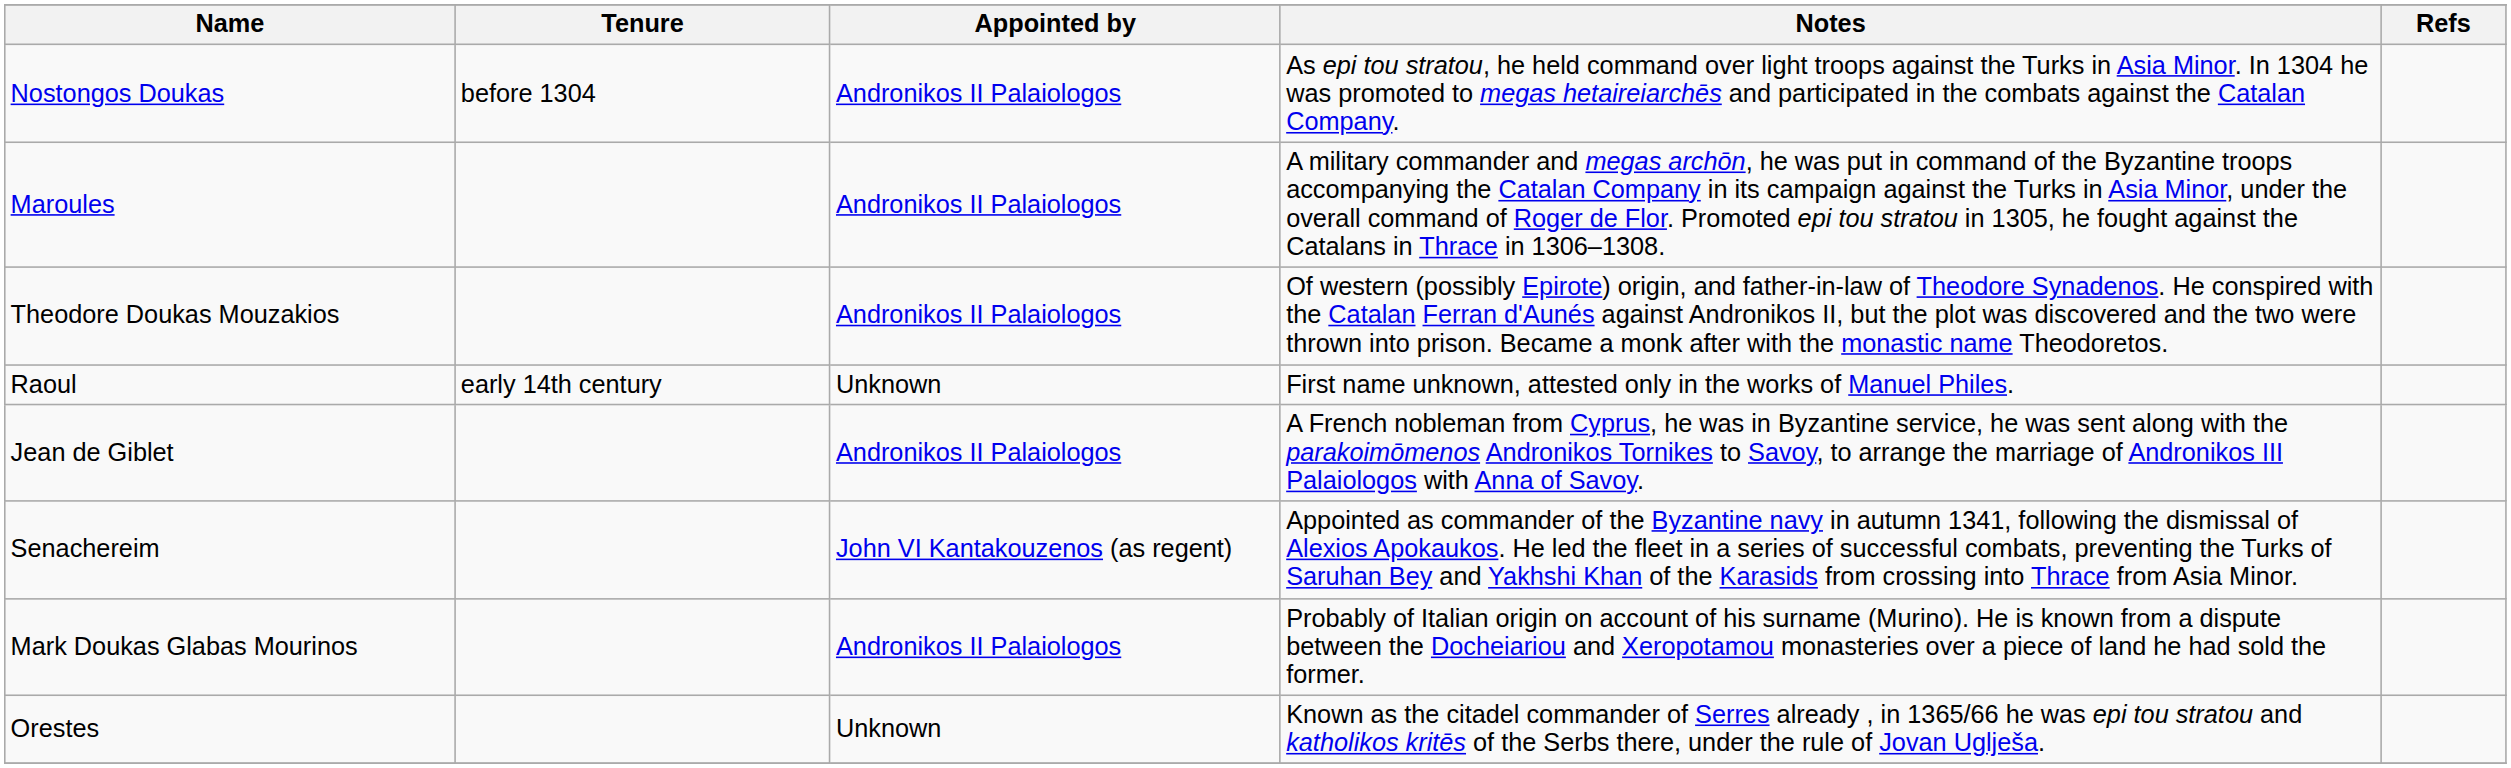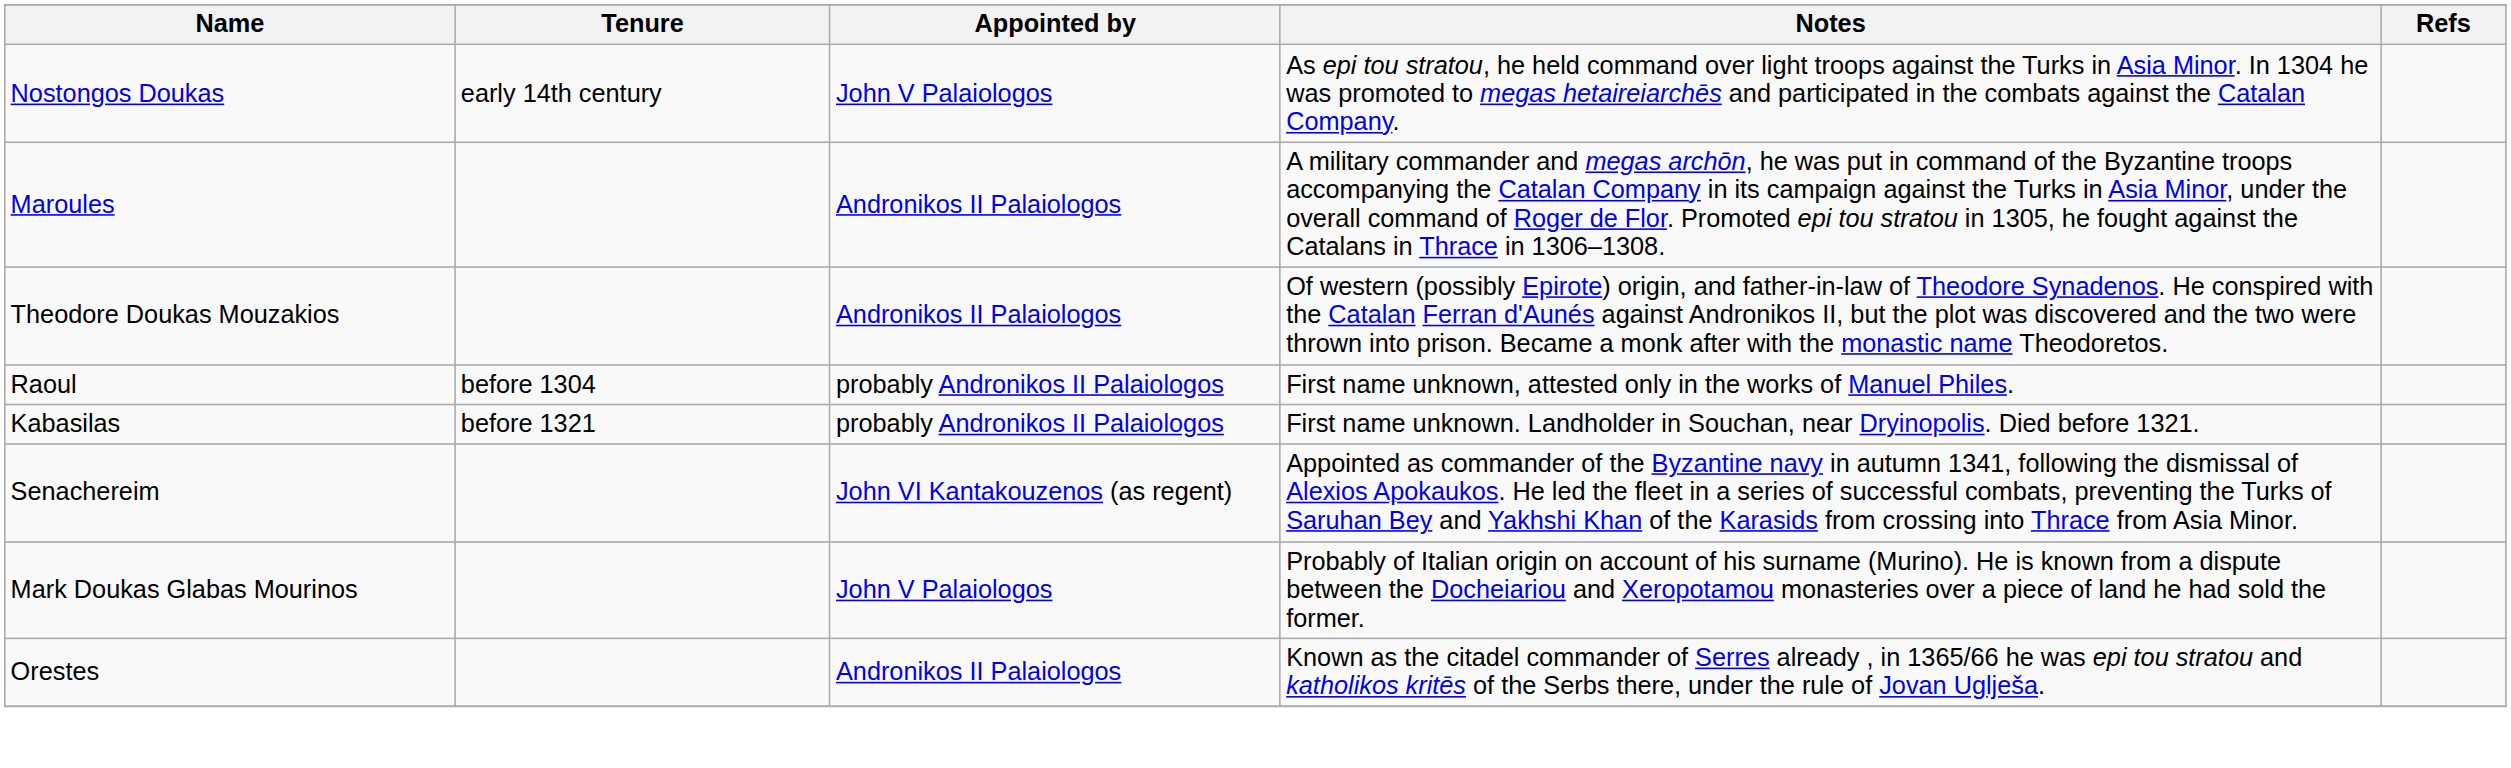(528, 93) before 1304 -> (561, 93) early 14th century
(979, 93) Andronikos II Palaiologos -> (944, 93) John V Palaiologos
(561, 383) early 14th century -> (528, 383) before 1304
(889, 383) Unknown -> (1030, 383) probably Andronikos II Palaiologos
+ row: (65, 424)
- row: (92, 452)
(979, 646) Andronikos II Palaiologos -> (944, 589) John V Palaiologos
(889, 729) Unknown -> (979, 672) Andronikos II Palaiologos
